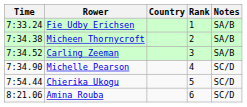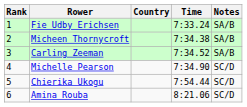columns swapped: (199, 11) <-> (24, 11)
